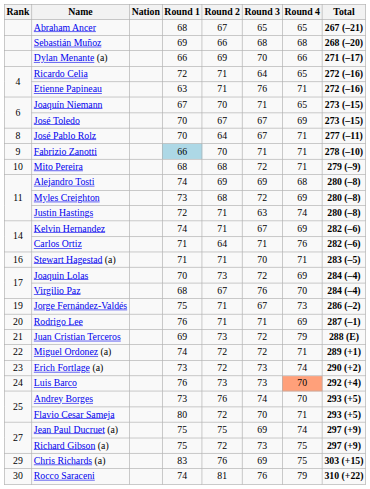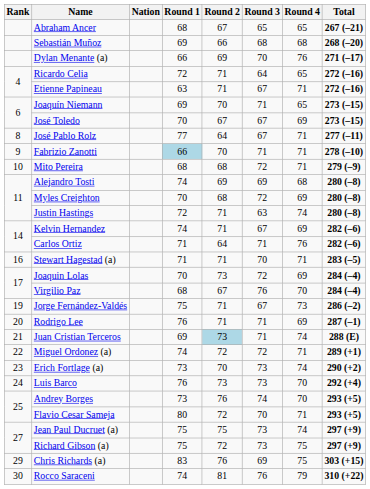(302, 58) 66 -> (302, 58) 76
(262, 89) 76 -> (262, 89) 67
(182, 105) 67 -> (182, 105) 69
(182, 136) 70 -> (182, 136) 77
(182, 197) 73 -> (182, 197) 70
(222, 337) no background -> (222, 337) lightblue background
(262, 337) 72 -> (262, 337) 71
(302, 337) 79 -> (302, 337) 74
(222, 368) 72 -> (222, 368) 70
(302, 383) lightsalmon background -> (302, 383) no background
(262, 430) 69 -> (262, 430) 73
